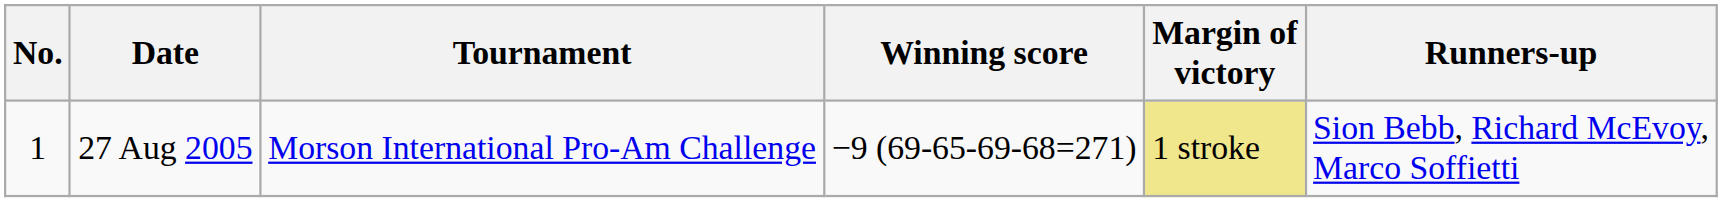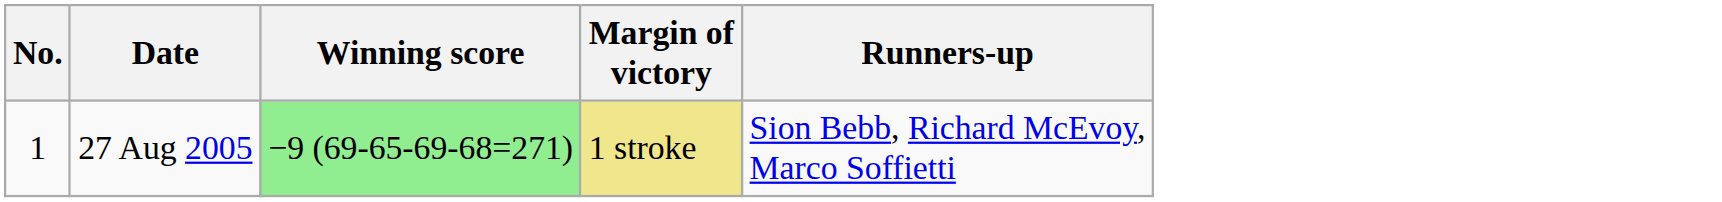- column: (542, 52)
(984, 148) no background -> (421, 148) lightgreen background
